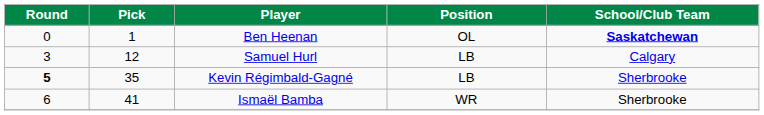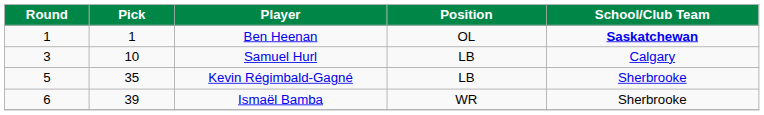(47, 36) 0 -> (47, 36) 1
(132, 57) 12 -> (132, 57) 10
(47, 78) bold -> (47, 78) normal
(132, 99) 41 -> (132, 99) 39
